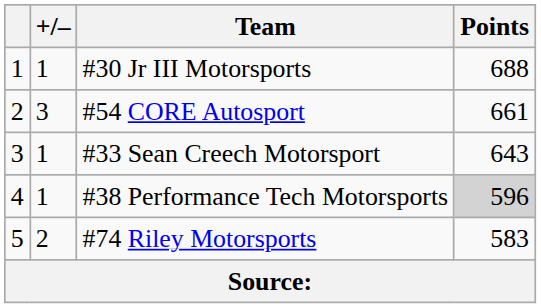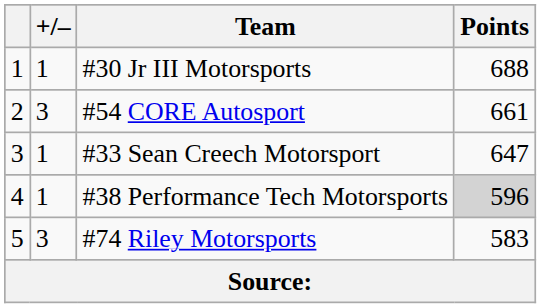(510, 153) 643 -> (510, 153) 647
(42, 239) 2 -> (42, 239) 3
